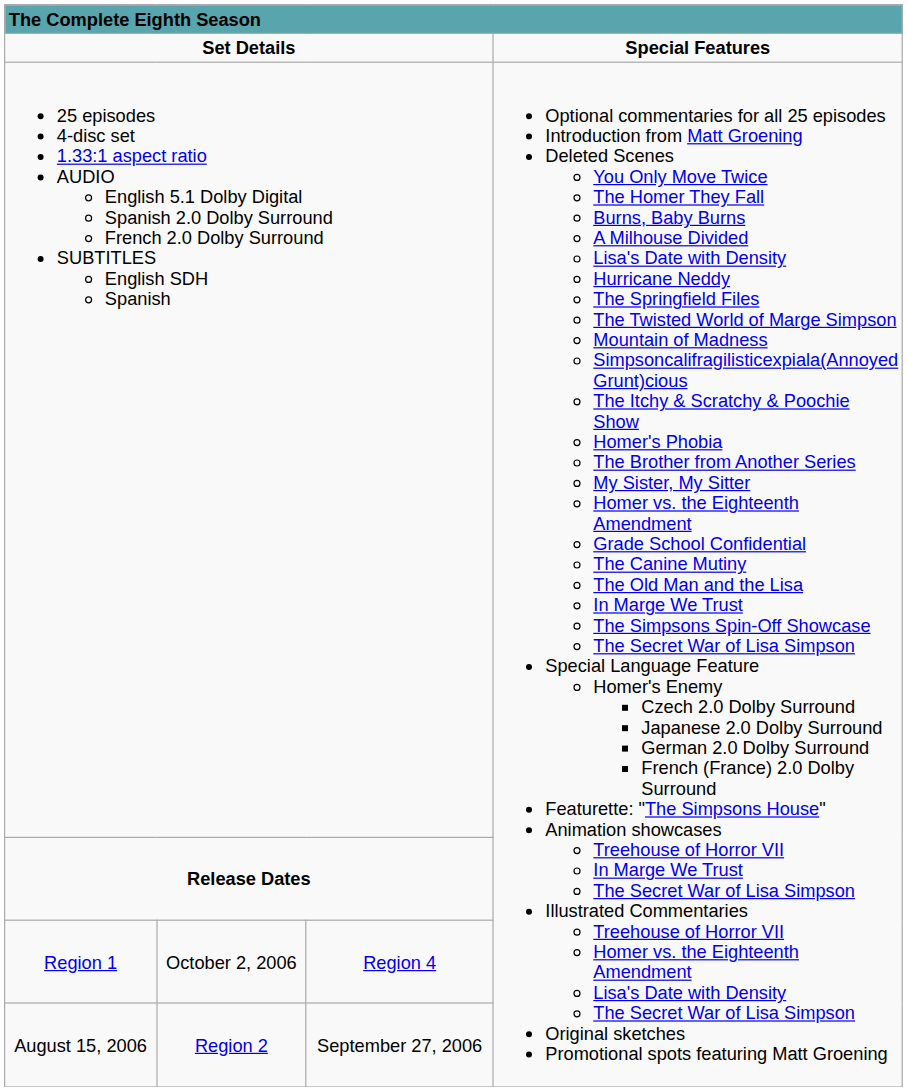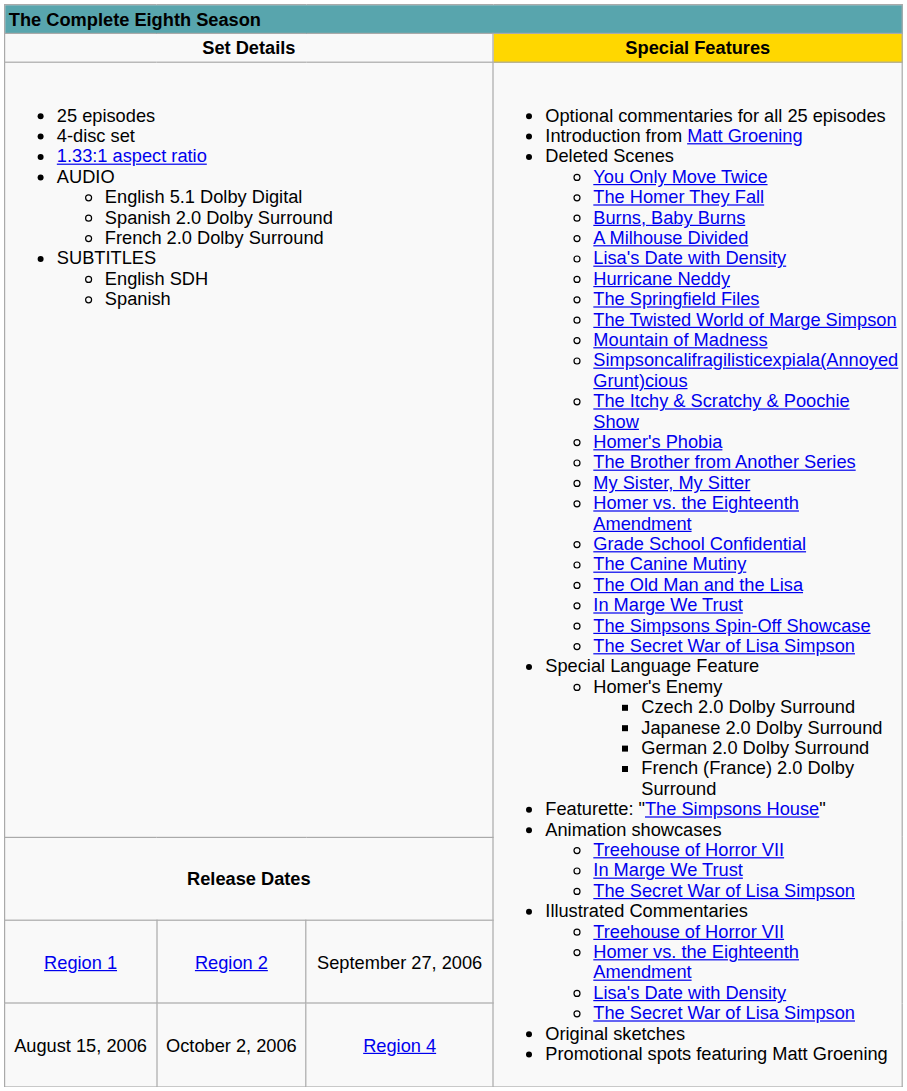(698, 48) no background -> (698, 48) gold background
(231, 962) October 2, 2006 -> (231, 962) Region 2
(400, 962) Region 4 -> (400, 962) September 27, 2006
(231, 1045) Region 2 -> (231, 1045) October 2, 2006
(400, 1045) September 27, 2006 -> (400, 1045) Region 4
